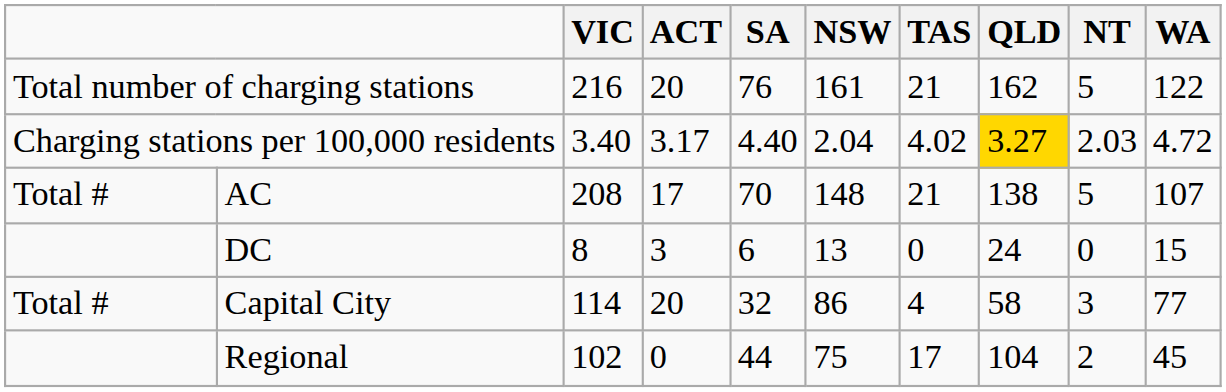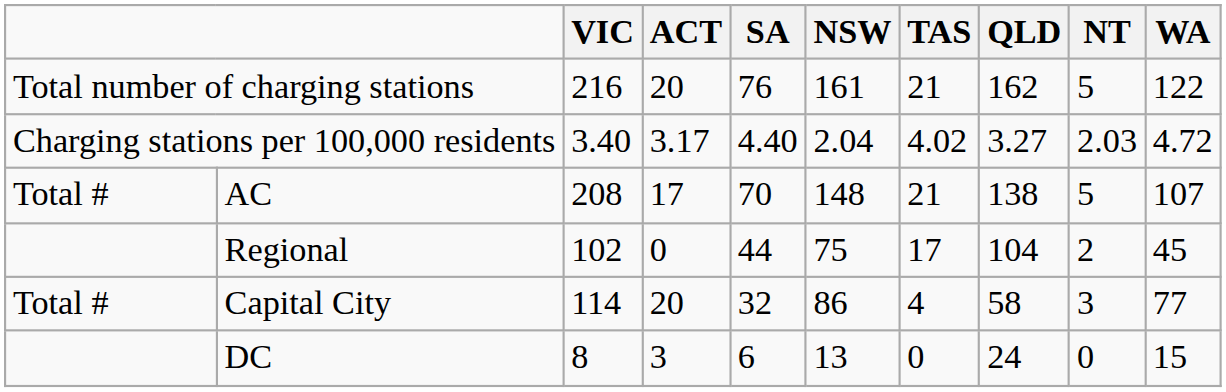(1017, 140) gold background -> (1017, 140) no background
rows swapped: (248, 248) <-> (286, 357)
